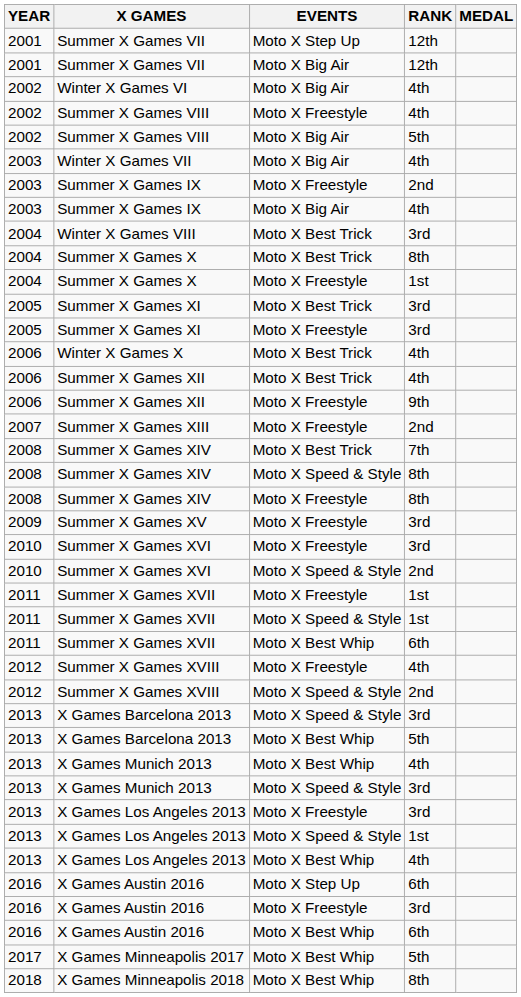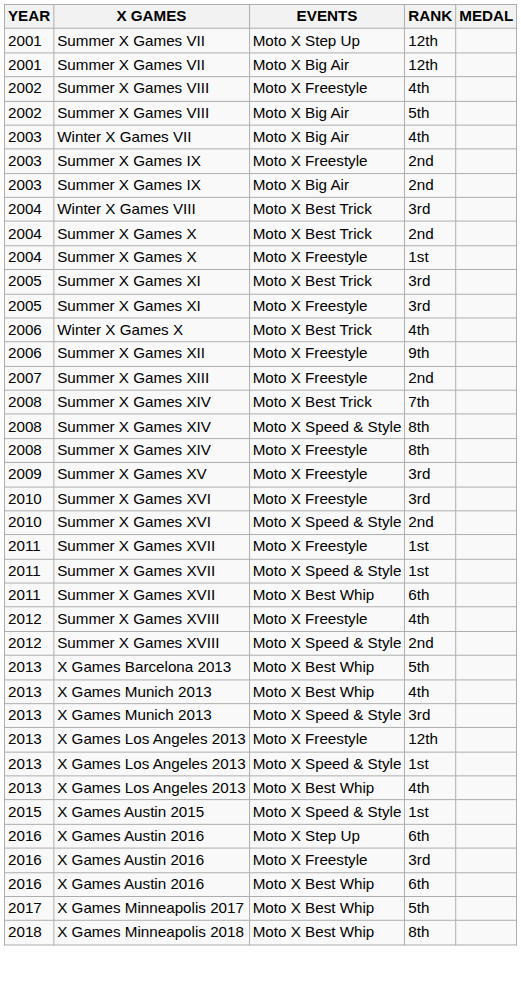- row: (122, 88)
(419, 209) 4th -> (421, 185) 2nd
(419, 257) 8th -> (421, 233) 2nd
- row: (131, 378)
- row: (144, 715)
(419, 812) 3rd -> (423, 739) 12th
+ row: (131, 812)
